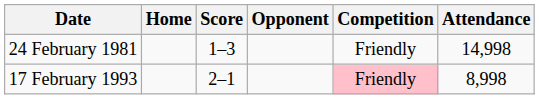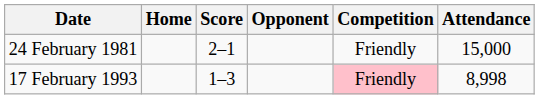(222, 49) 1–3 -> (222, 49) 2–1
(486, 49) 14,998 -> (486, 49) 15,000
(222, 79) 2–1 -> (222, 79) 1–3
